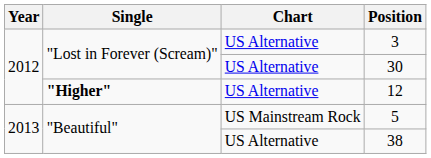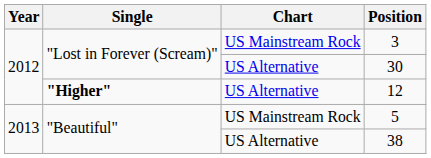(272, 41) US Alternative -> (293, 41) US Mainstream Rock
